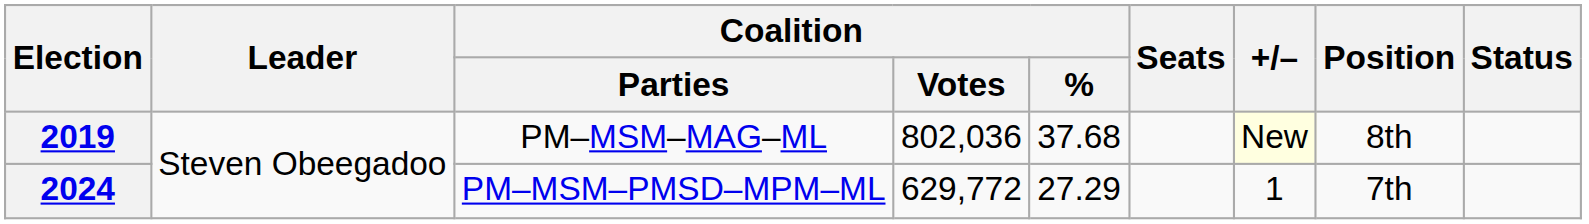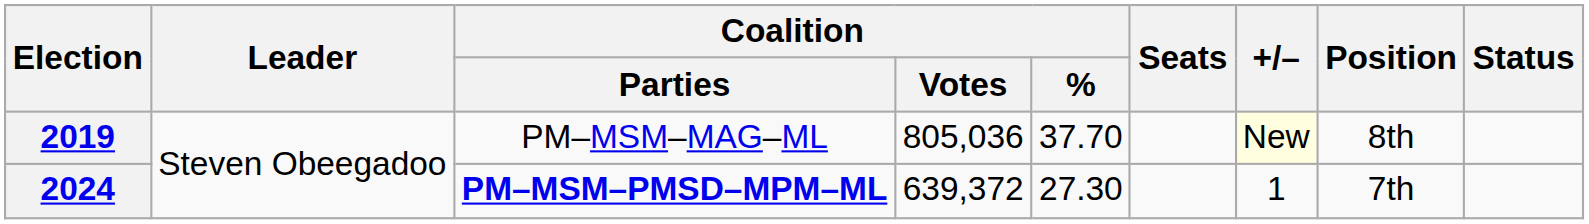(961, 137) 802,036 -> (963, 137) 805,036
(1079, 137) 37.68 -> (1081, 137) 37.70
(674, 190) normal -> (675, 190) bold
(961, 190) 629,772 -> (963, 190) 639,372
(1079, 190) 27.29 -> (1081, 190) 27.30
